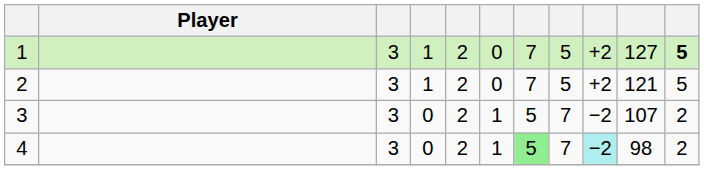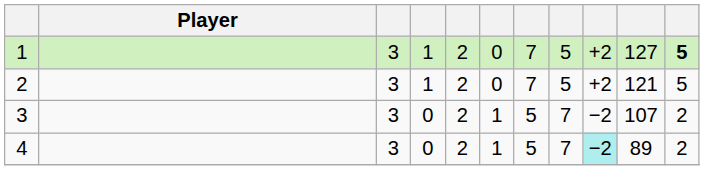(531, 148) lightgreen background -> (531, 148) no background
(641, 148) 98 -> (641, 148) 89
